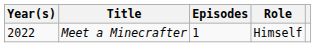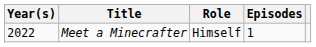columns swapped: (278, 14) <-> (220, 14)
